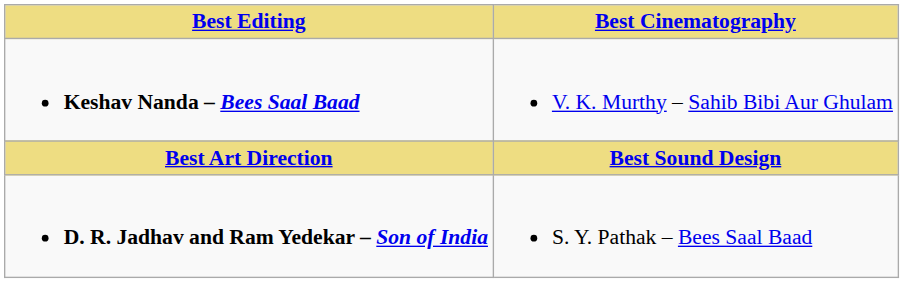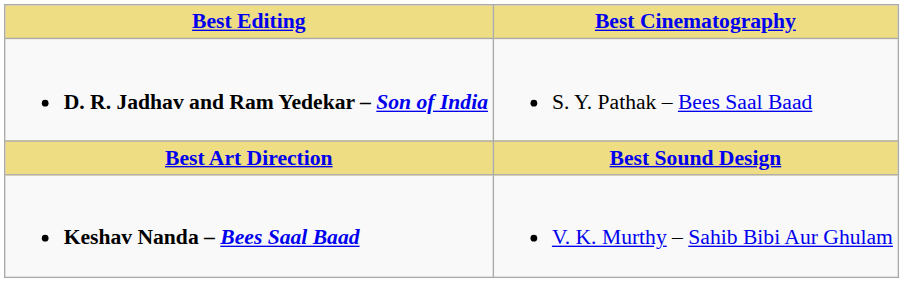rows swapped: (249, 102) <-> (249, 238)
